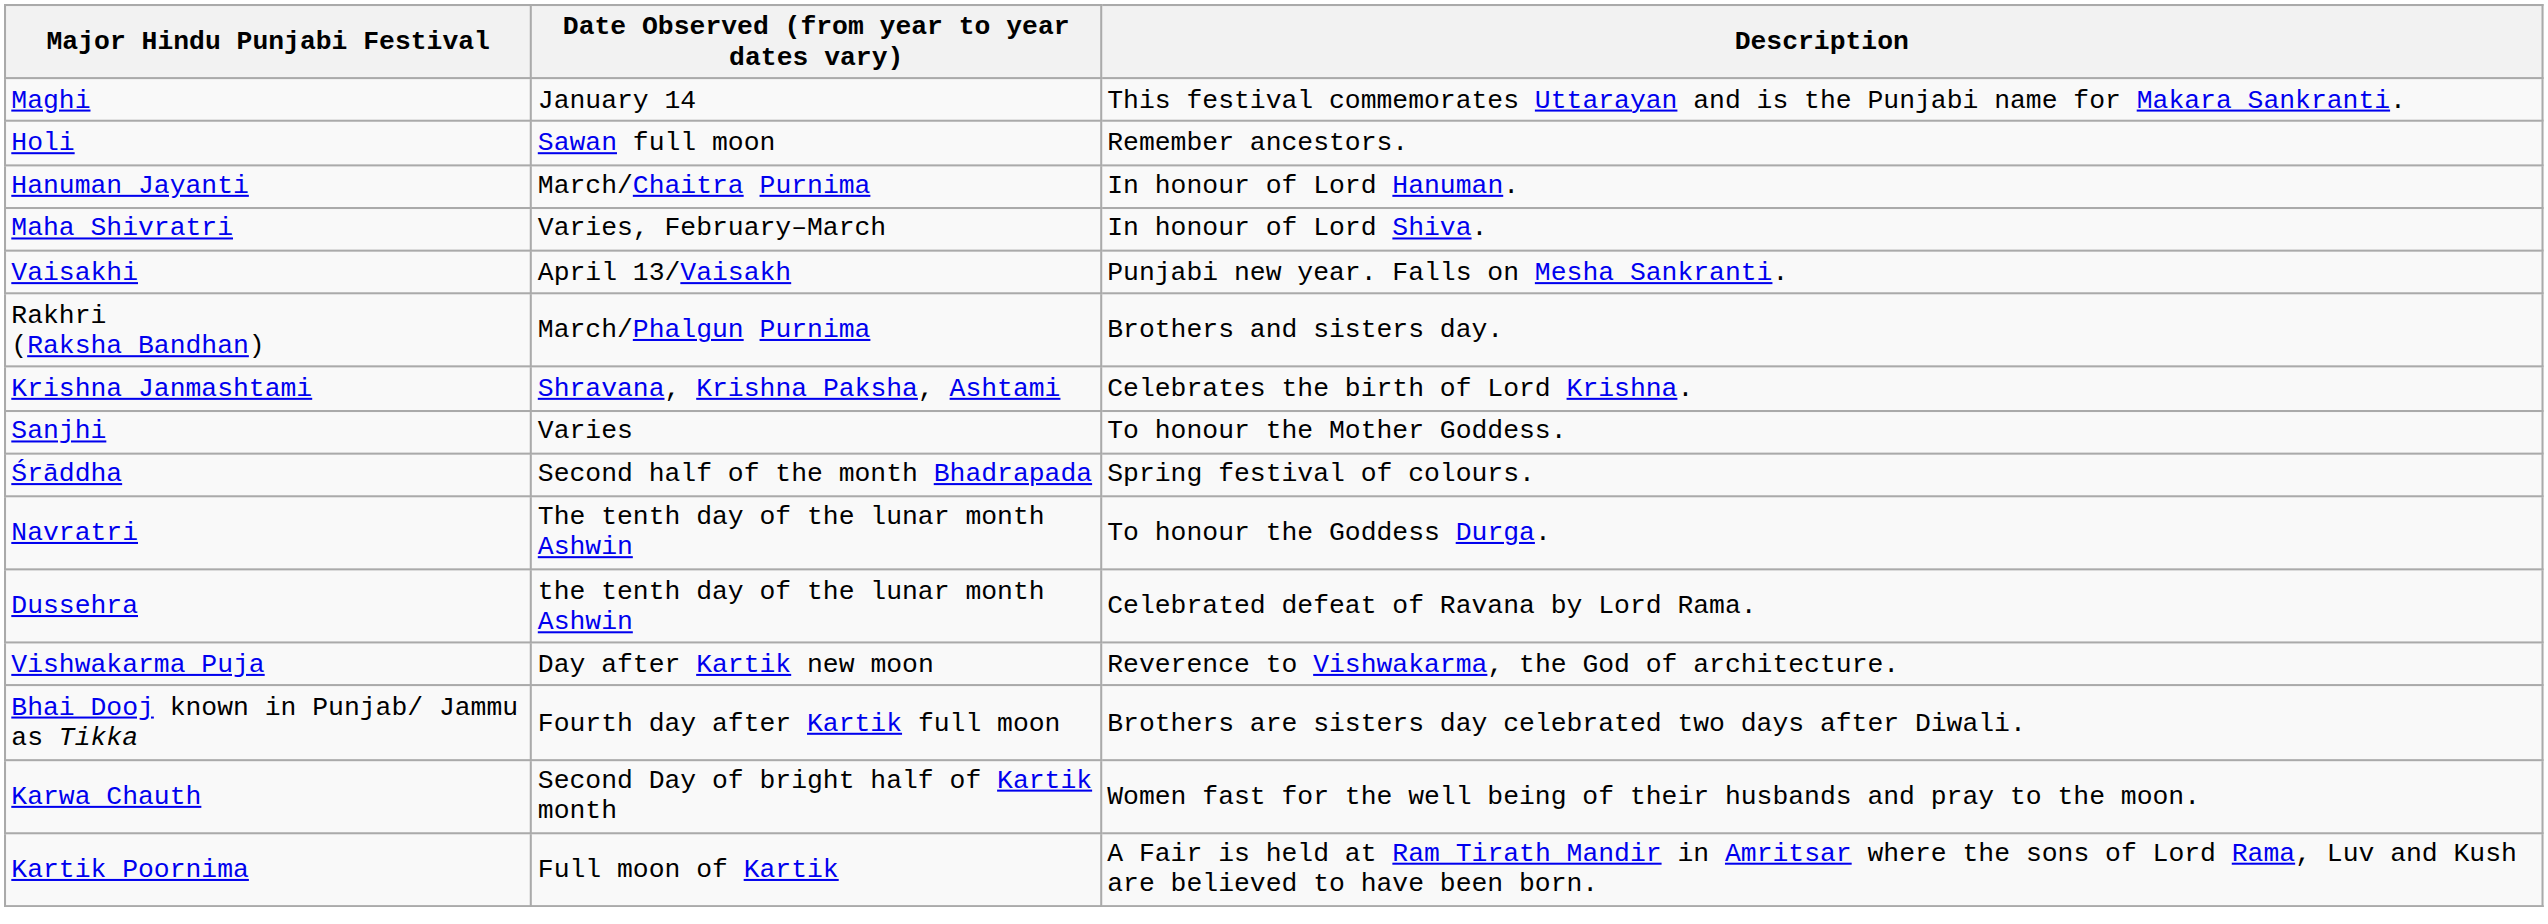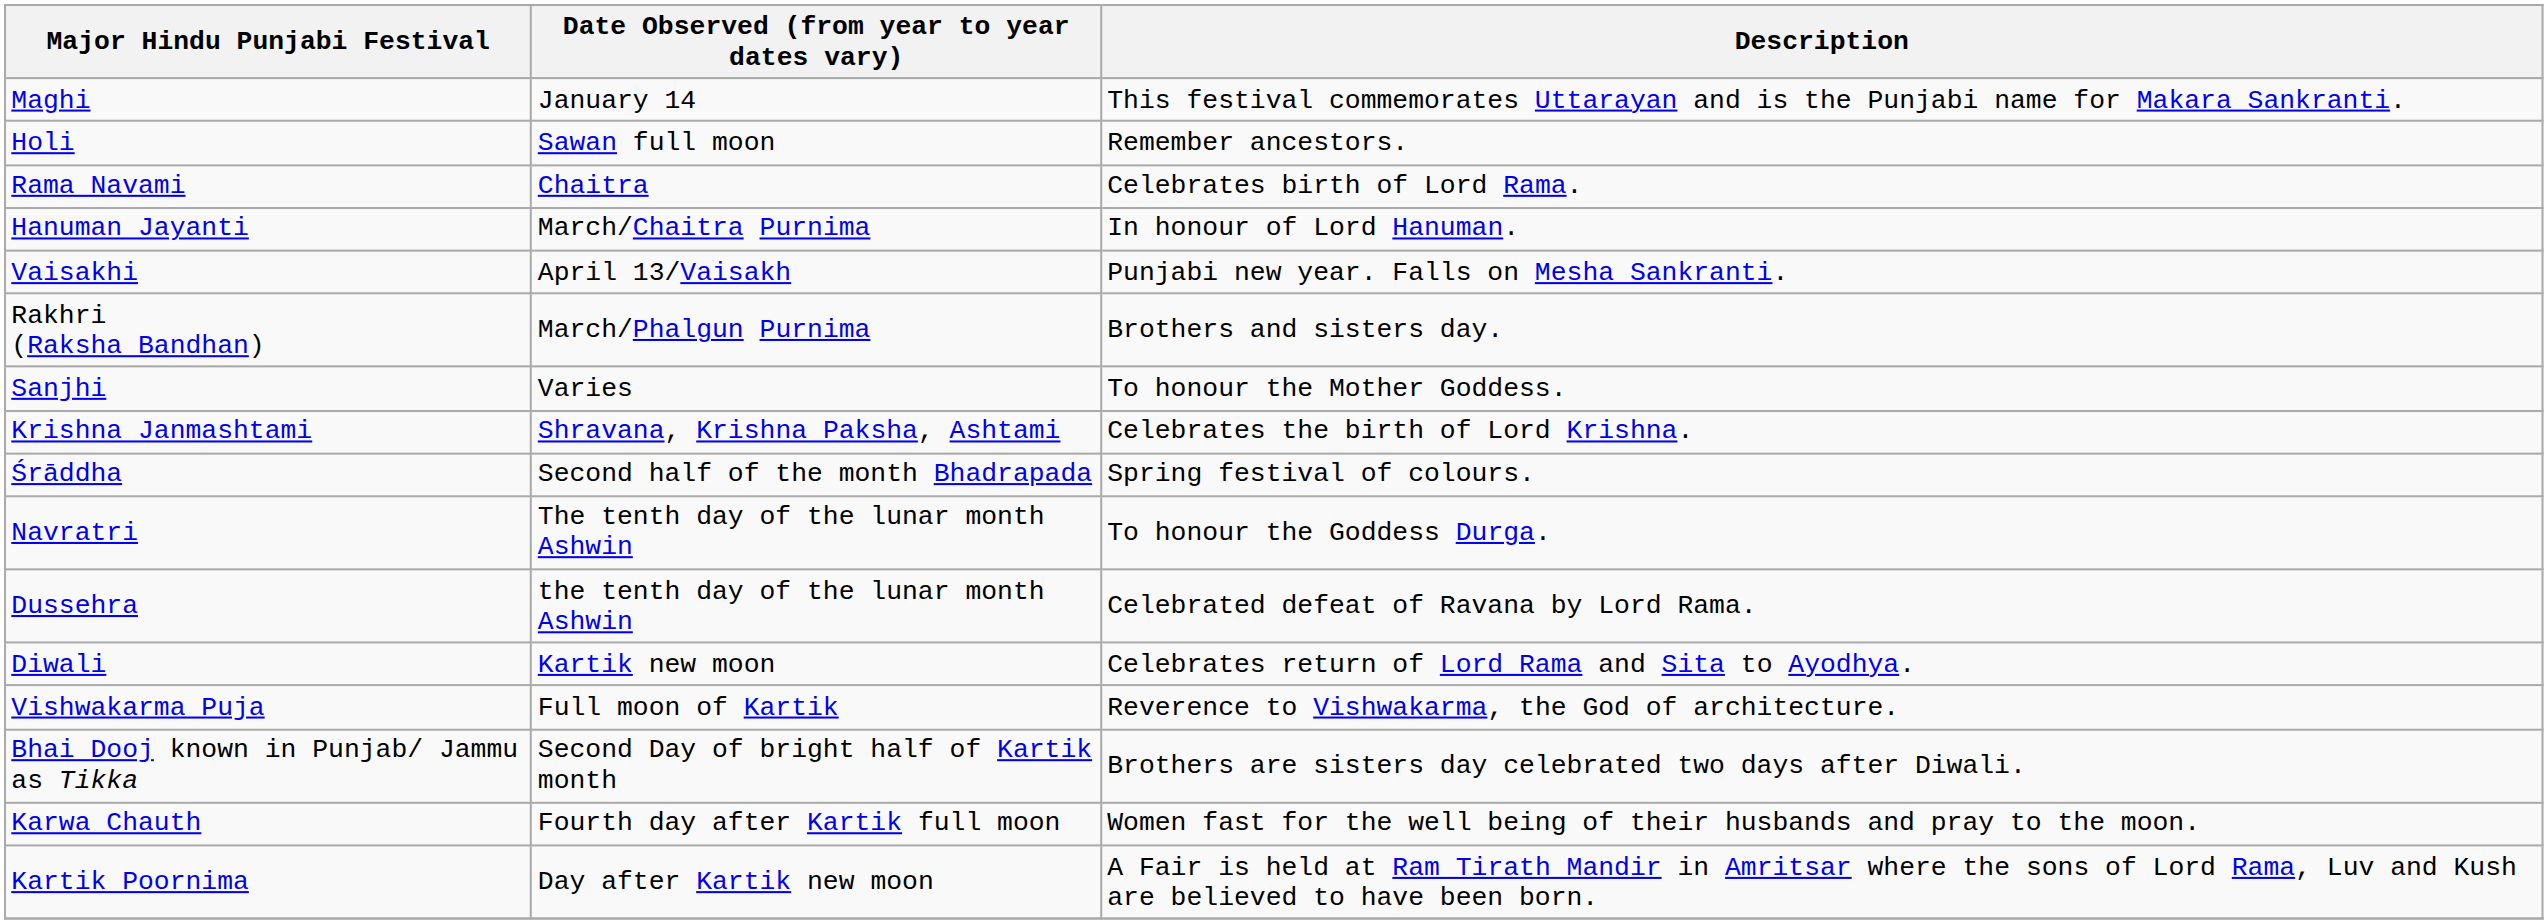+ row: (98, 186)
- row: (122, 229)
rows swapped: (162, 388) <-> (59, 432)
+ row: (59, 664)
(736, 664) Day after Kartik new moon -> (688, 707) Full moon of Kartik
(799, 723) Fourth day after Kartik full moon -> (815, 766) Second Day of bright half of Kartik month
(815, 796) Second Day of bright half of Kartik month -> (799, 824) Fourth day after Kartik full moon
(688, 870) Full moon of Kartik -> (736, 882) Day after Kartik new moon
